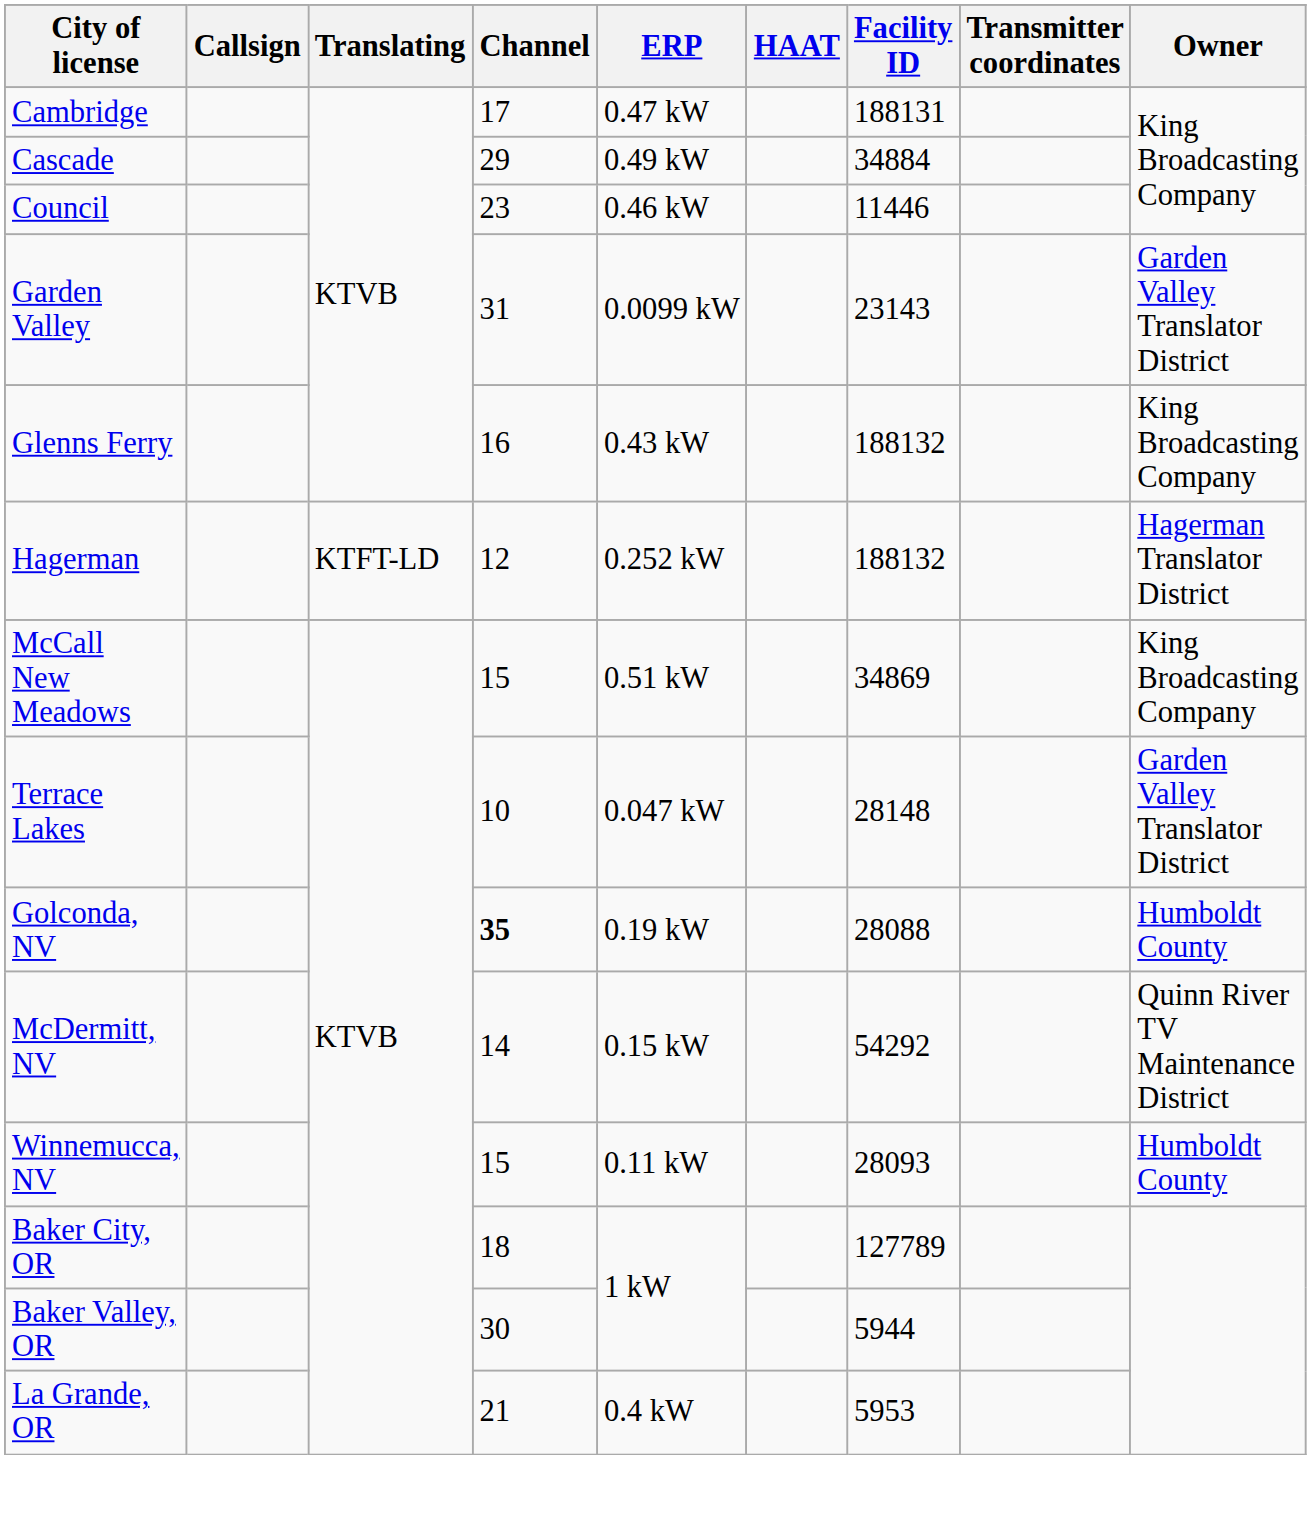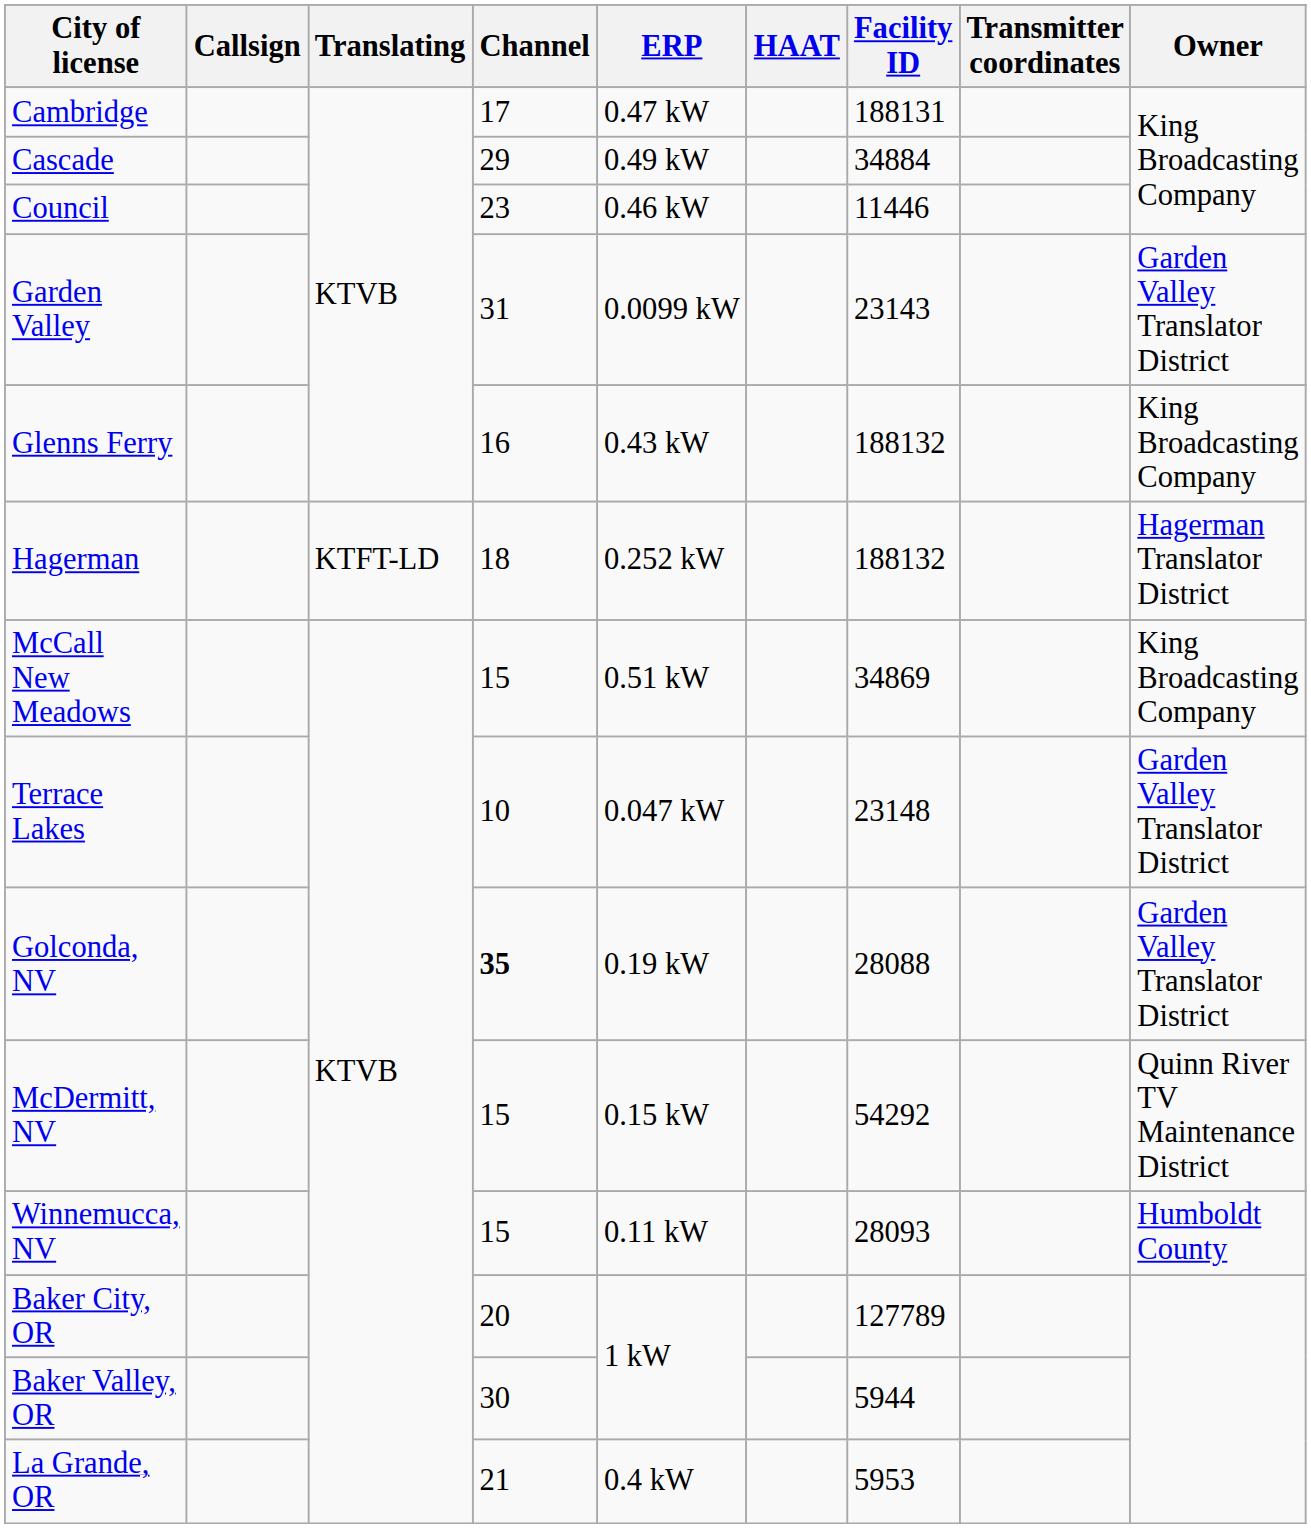(495, 560) 12 -> (495, 560) 18
(892, 811) 28148 -> (892, 811) 23148
(1199, 929) Humboldt County -> (1200, 963) Garden Valley Translator District
(495, 1046) 14 -> (495, 1115) 15
(495, 1246) 18 -> (495, 1315) 20
